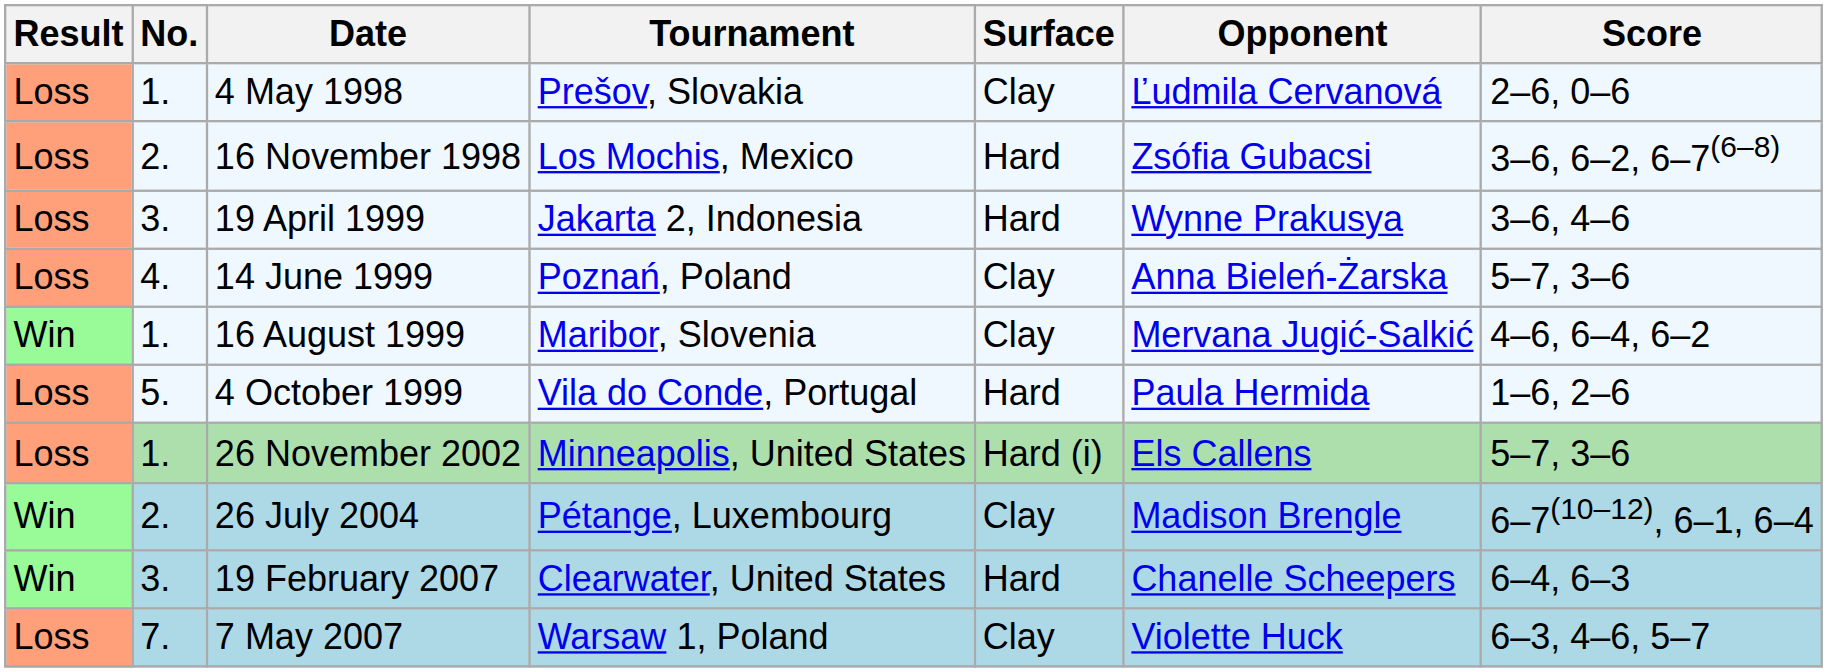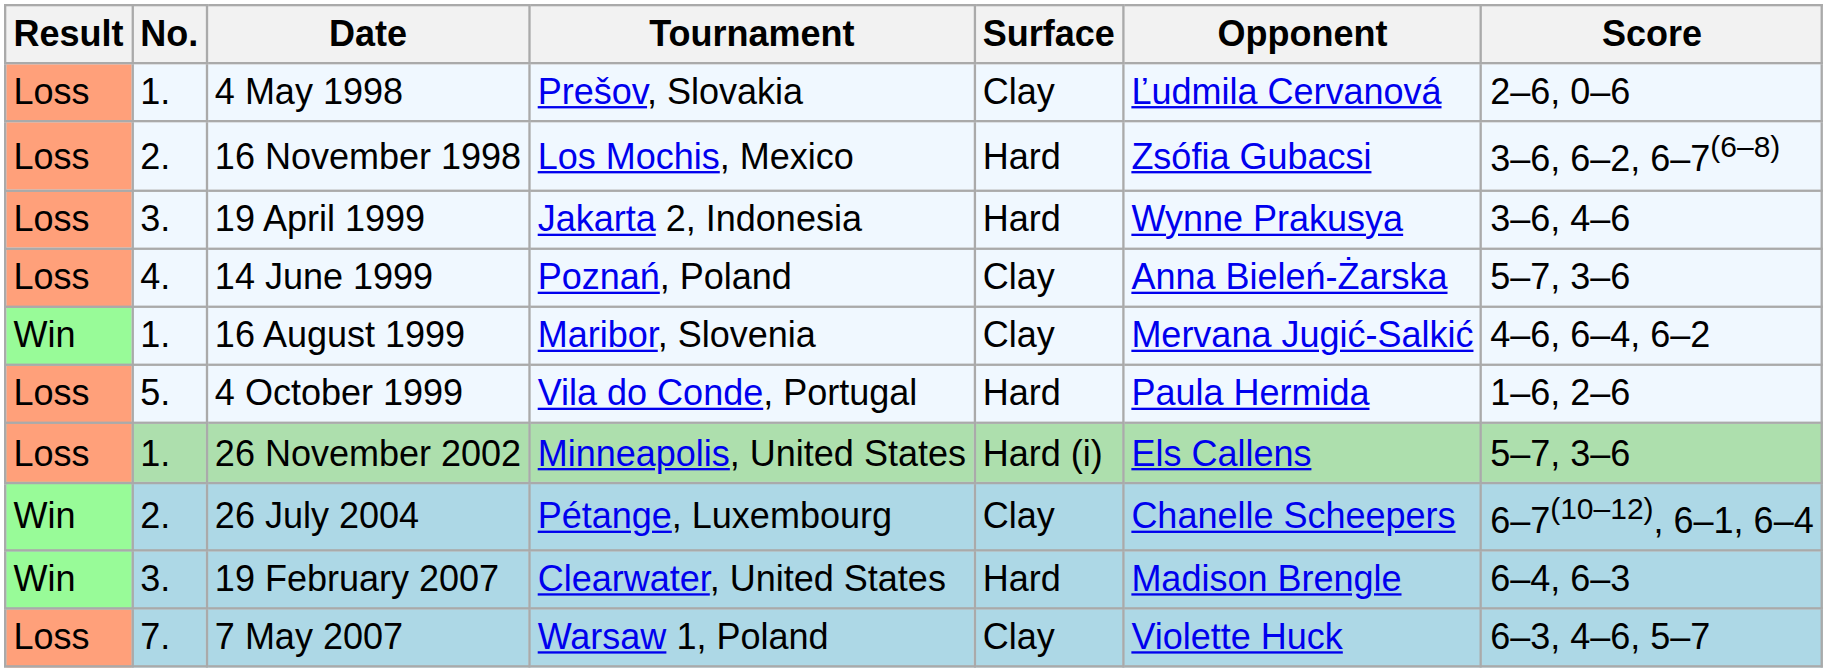(1266, 515) Madison Brengle -> (1293, 515) Chanelle Scheepers
(1293, 578) Chanelle Scheepers -> (1266, 578) Madison Brengle
